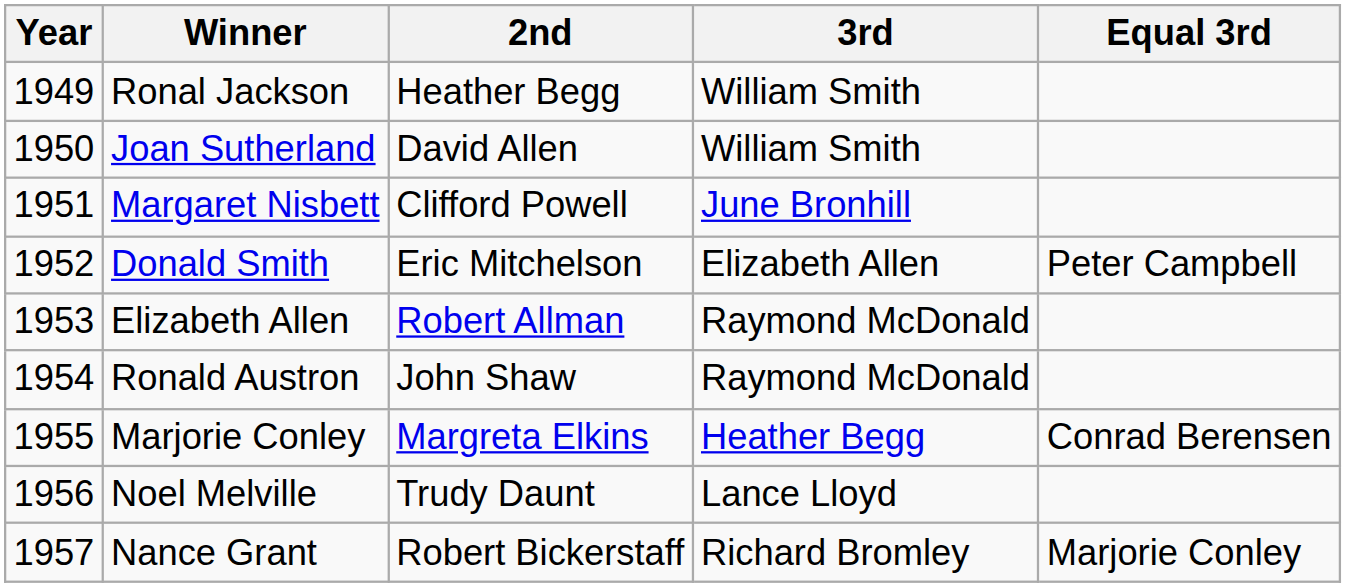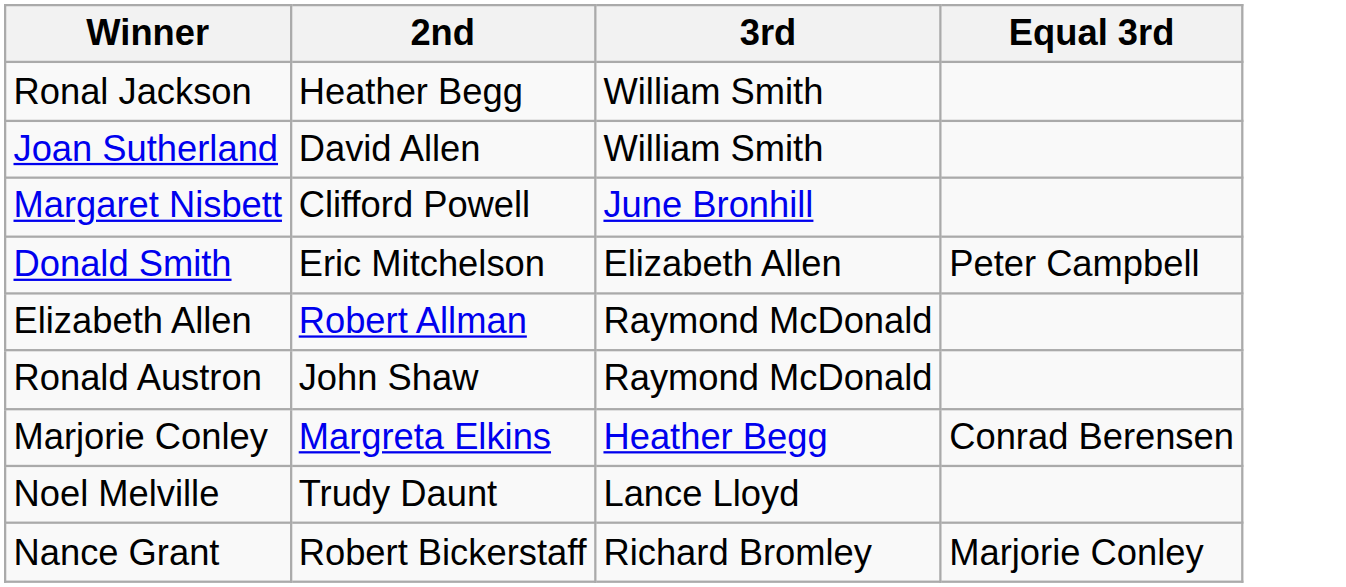- column: (54, 33)
